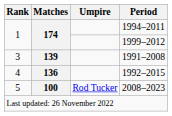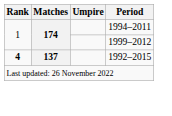- row: (144, 57)
(18, 73) normal -> (18, 57) bold
(51, 73) 136 -> (51, 57) 137
- row: (144, 88)
